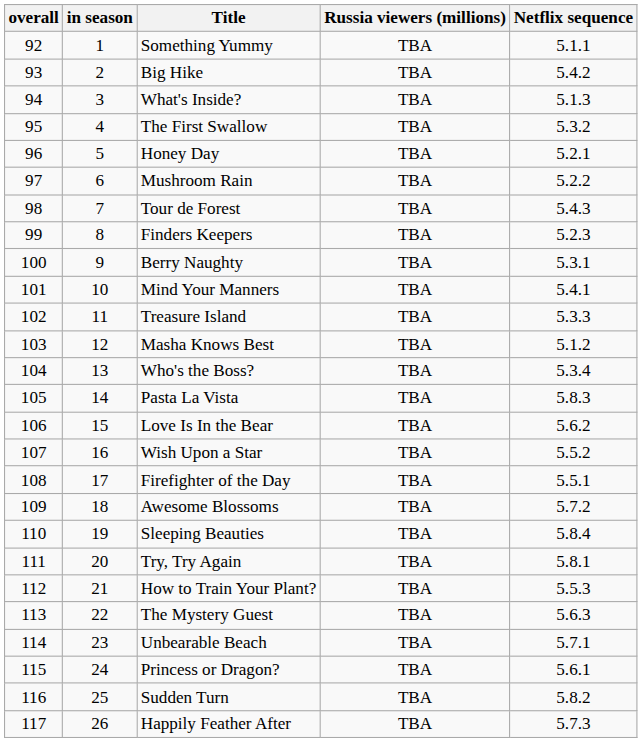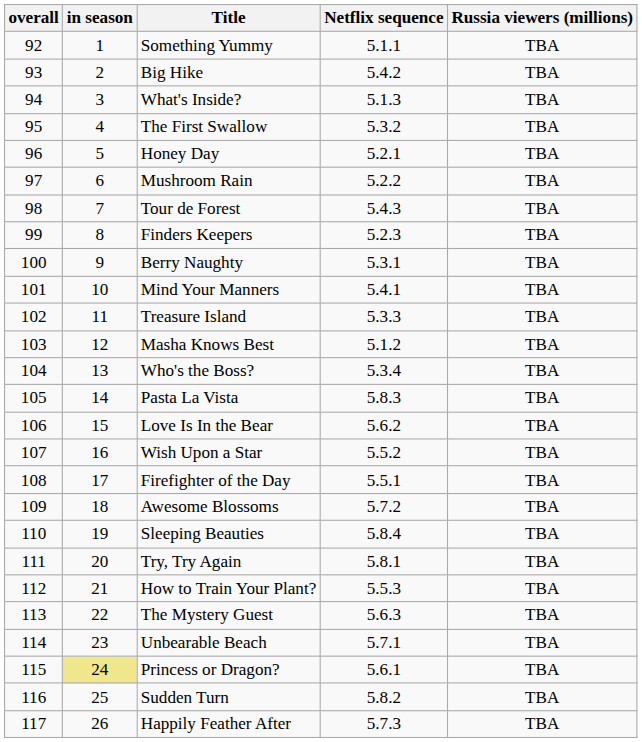columns swapped: (573, 18) <-> (415, 18)
(100, 669) no background -> (100, 669) khaki background
